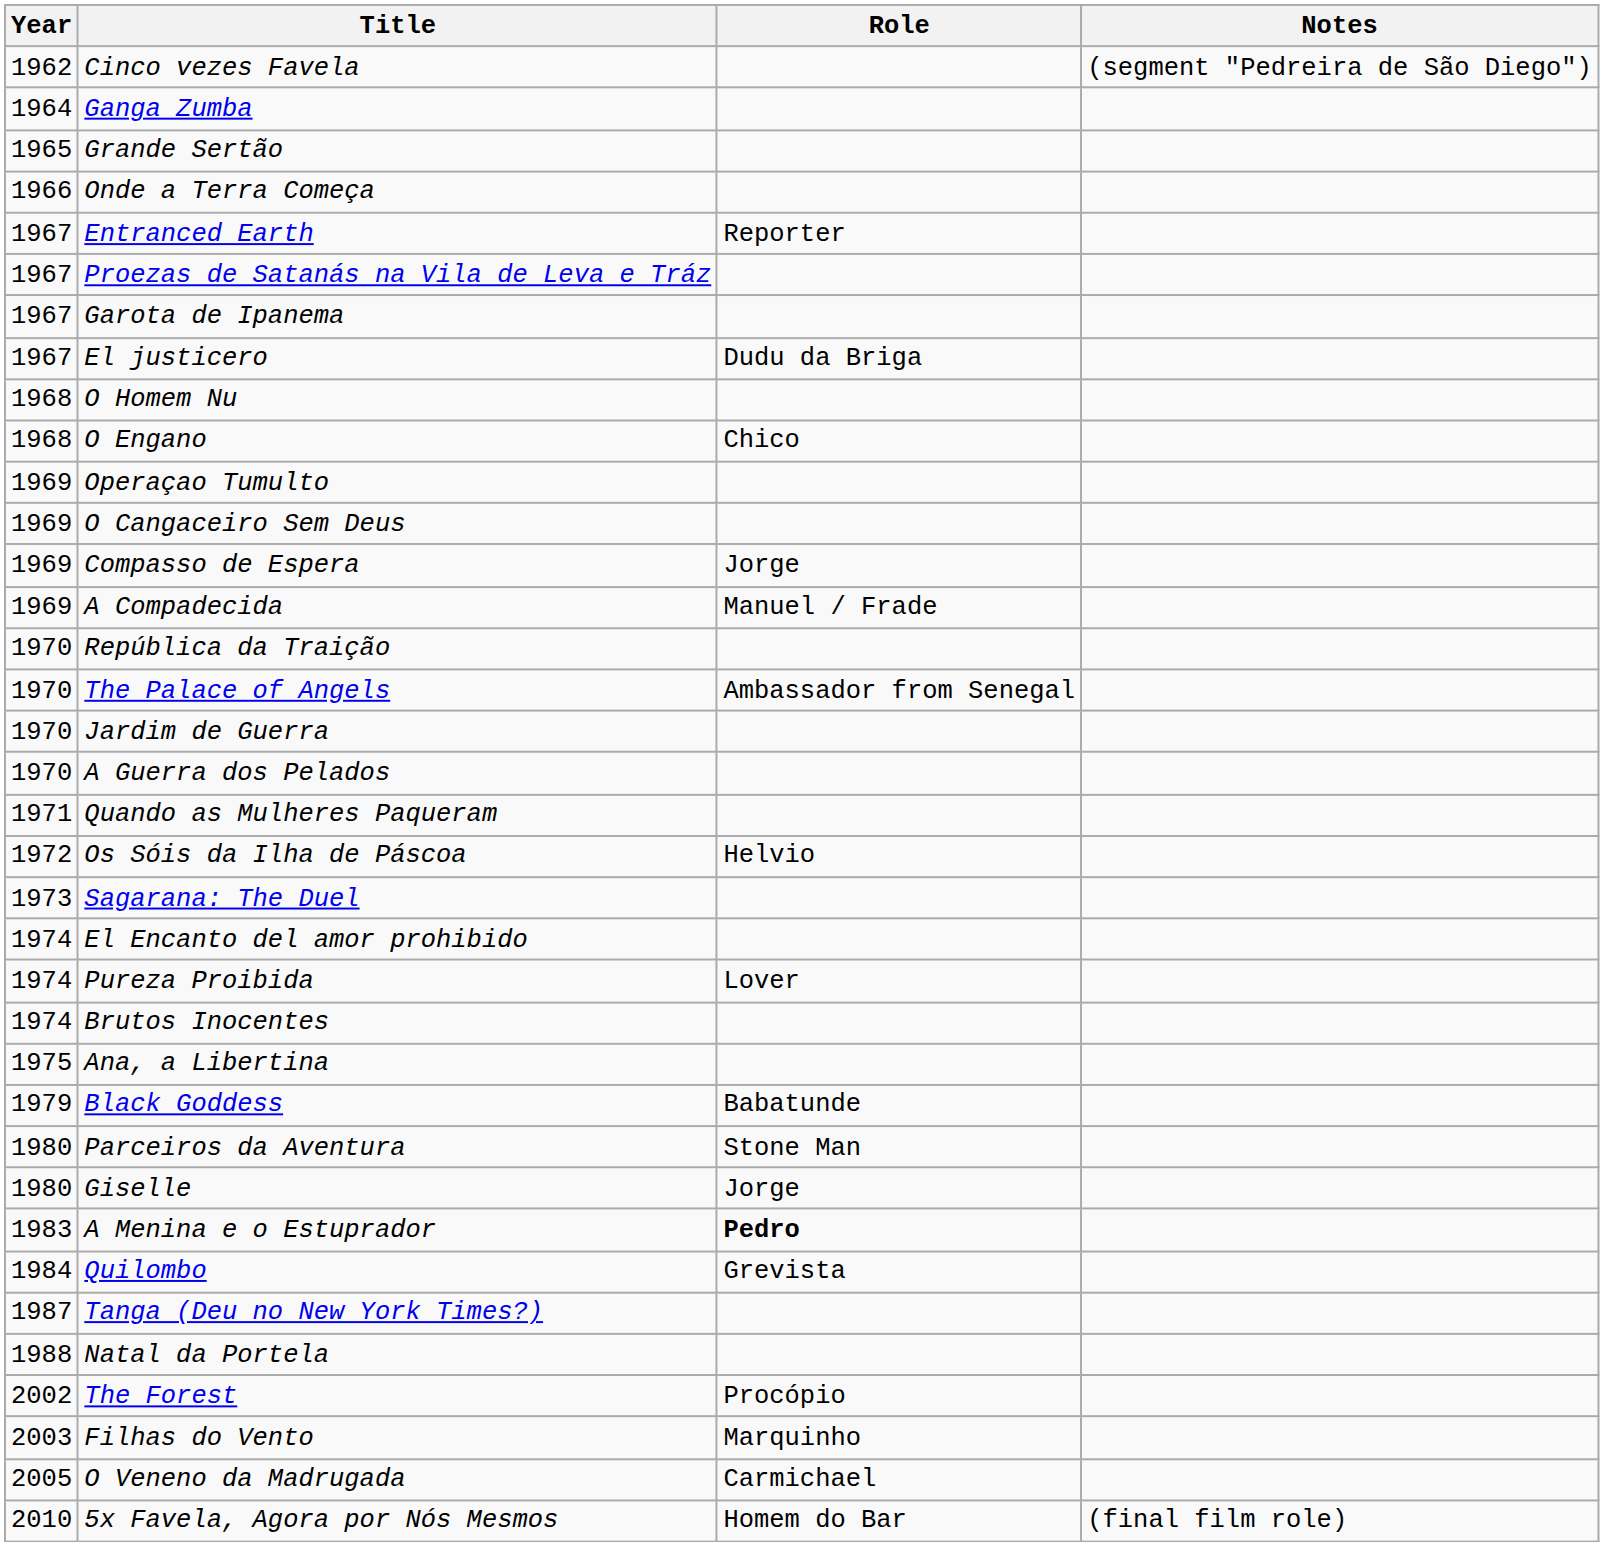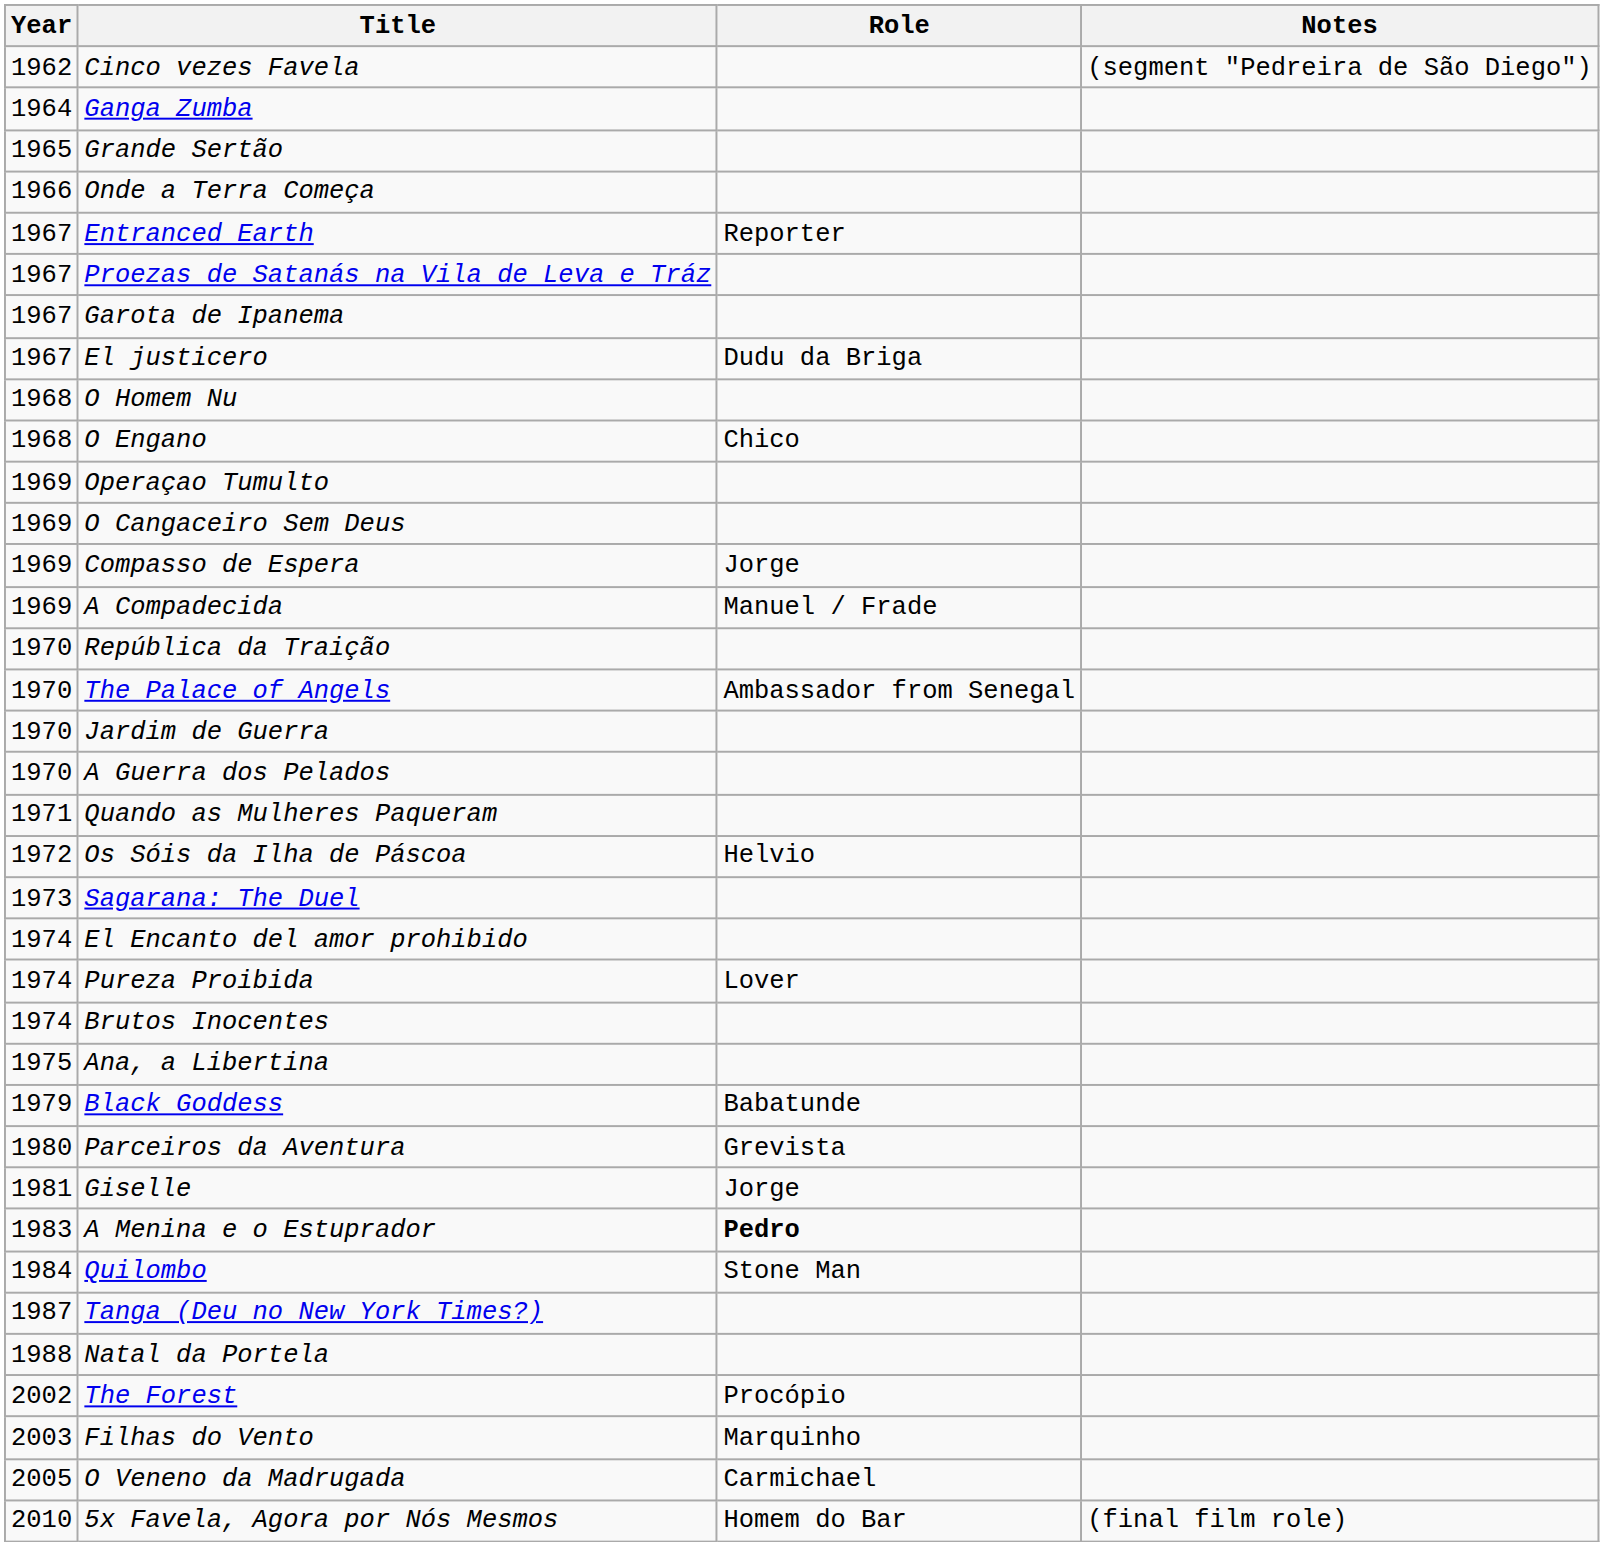(792, 1147) Stone Man -> (785, 1147) Grevista
(42, 1189) 1980 -> (42, 1189) 1981
(785, 1272) Grevista -> (792, 1272) Stone Man
